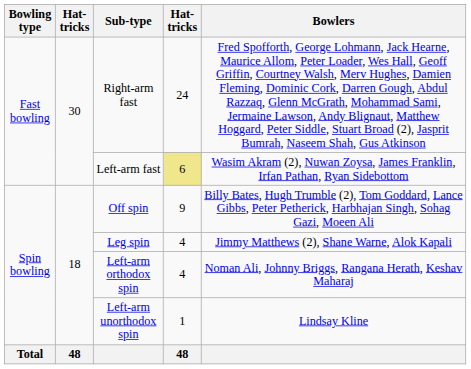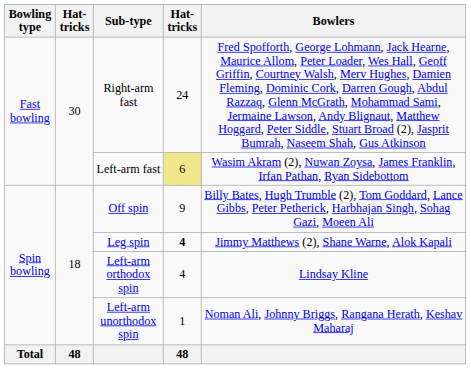(182, 241) normal -> (182, 241) bold
(334, 274) Noman Ali, Johnny Briggs, Rangana Herath, Keshav Maharaj -> (333, 274) Lindsay Kline
(333, 321) Lindsay Kline -> (334, 321) Noman Ali, Johnny Briggs, Rangana Herath, Keshav Maharaj
